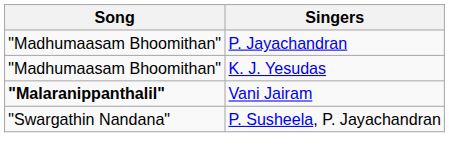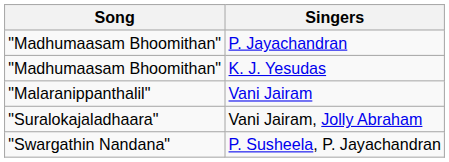(87, 94) bold -> (79, 94) normal
+ row: (325, 119)
